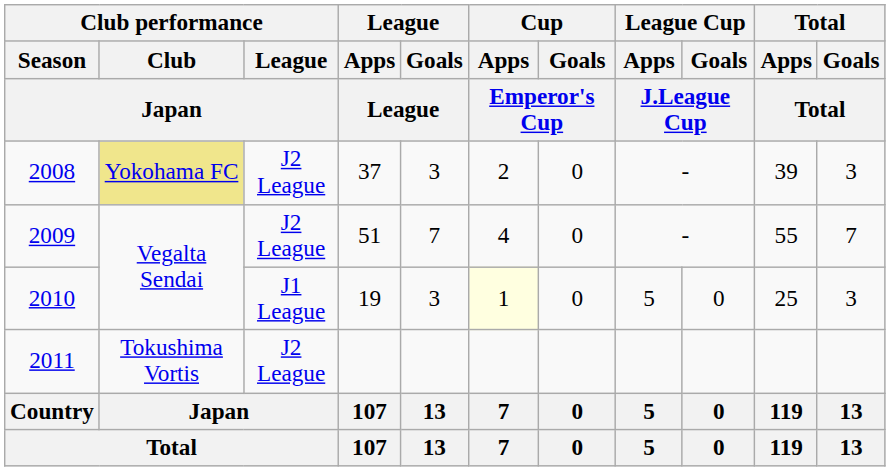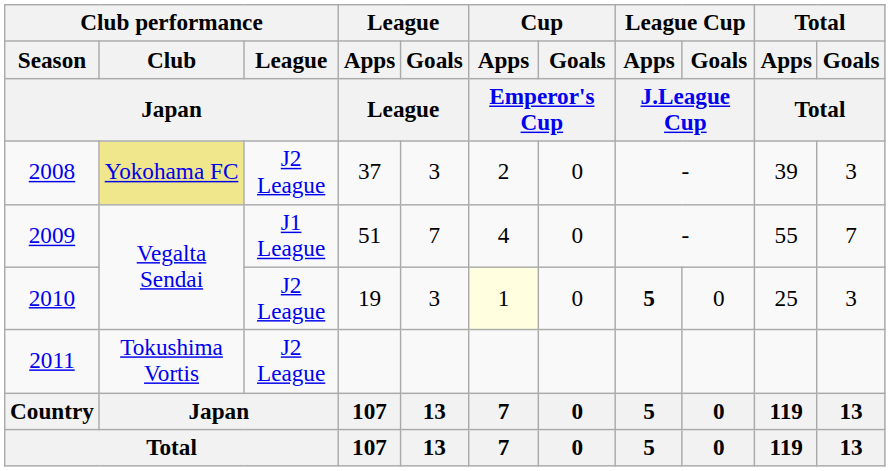(291, 235) J2 League -> (291, 235) J1 League
(291, 298) J1 League -> (291, 298) J2 League
(649, 298) normal -> (649, 298) bold
